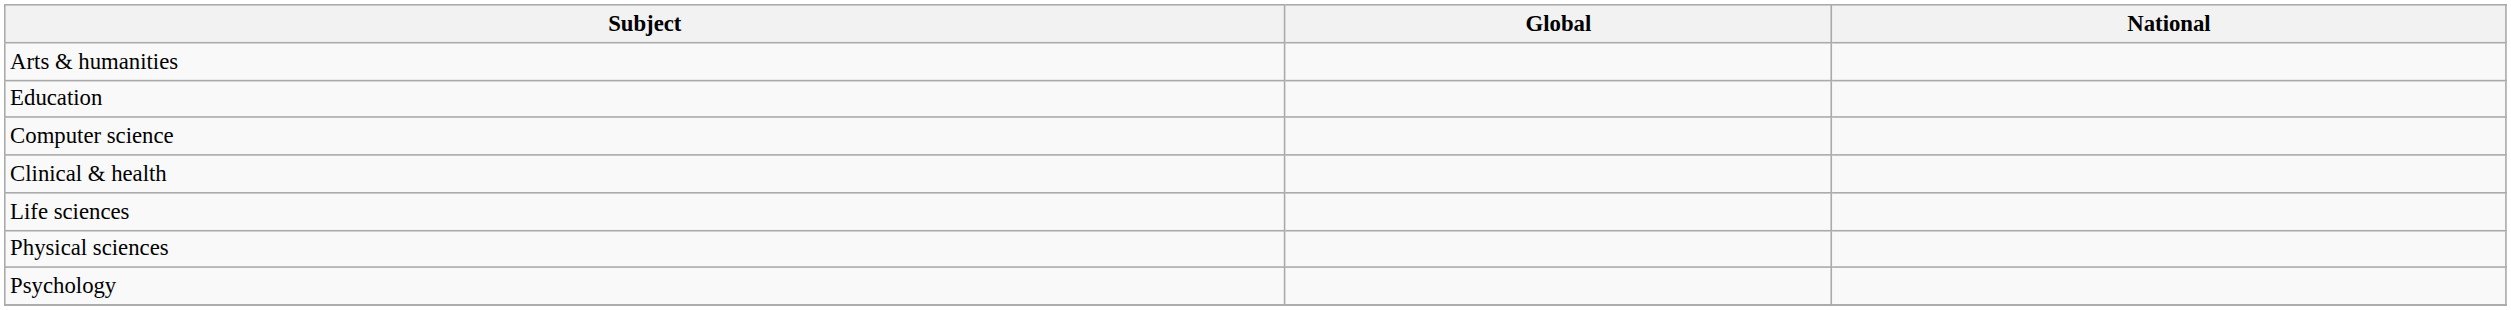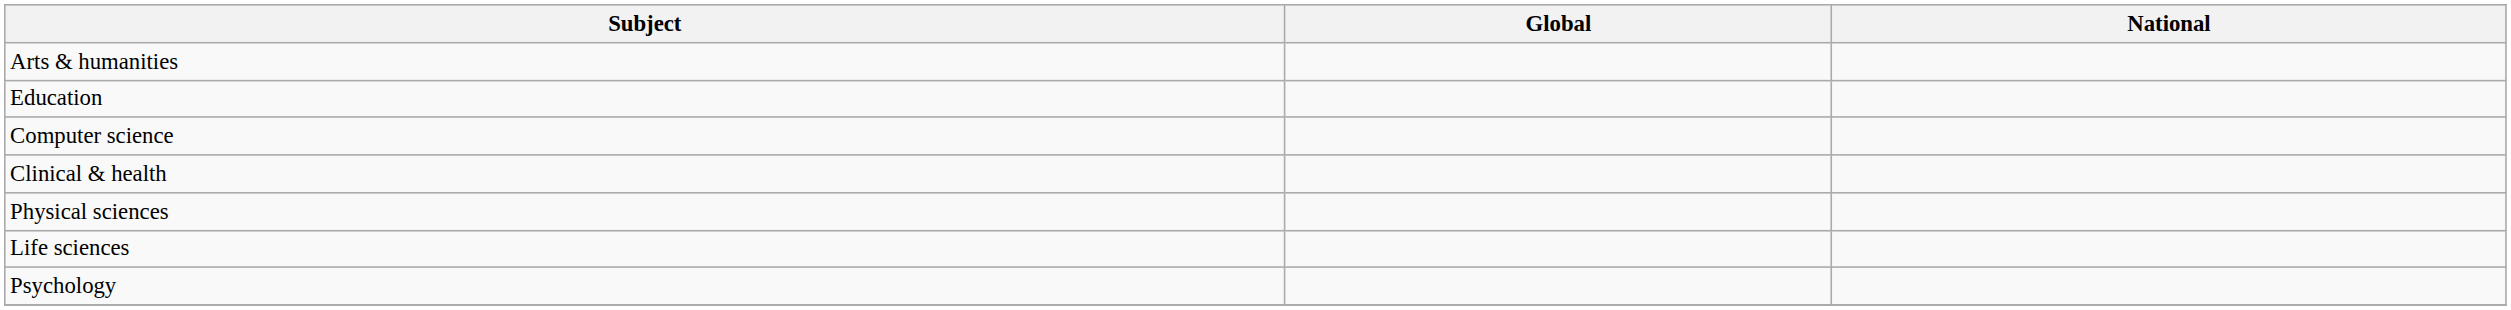rows swapped: (70, 211) <-> (89, 248)
